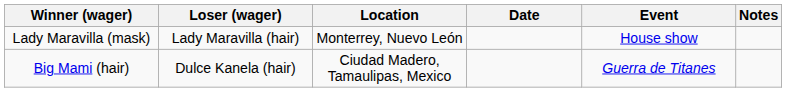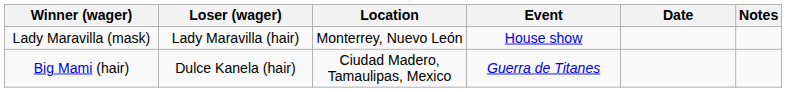columns swapped: (659, 15) <-> (524, 15)
